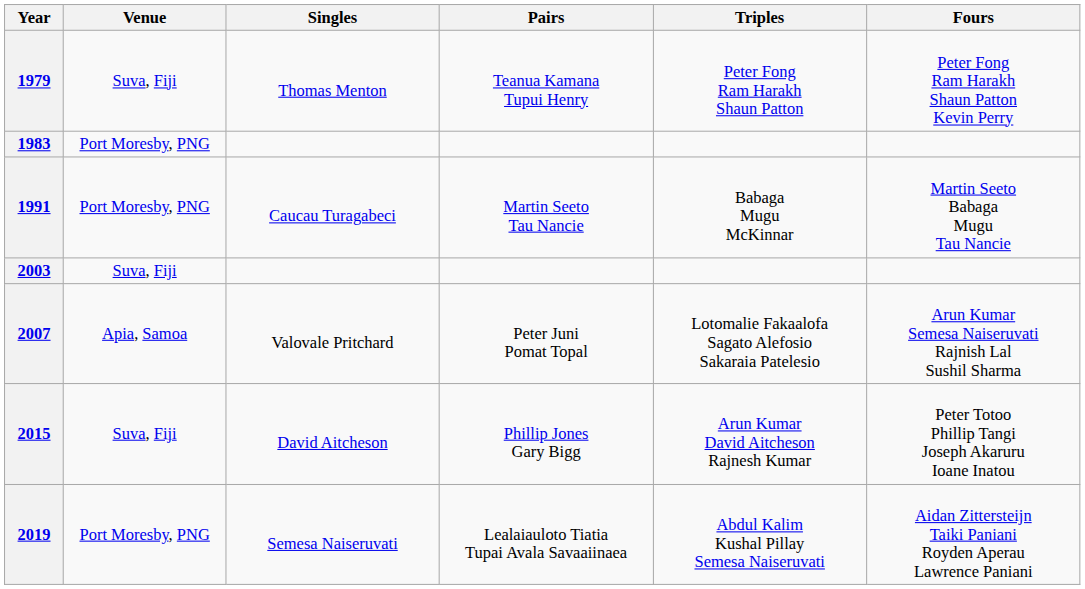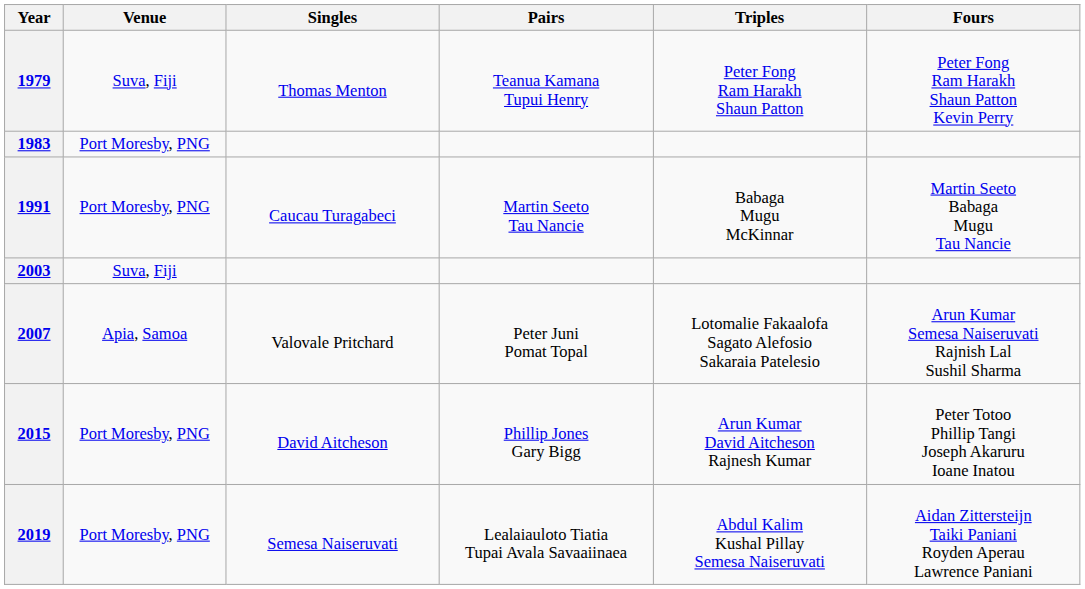(145, 433) Suva, Fiji -> (145, 433) Port Moresby, PNG
